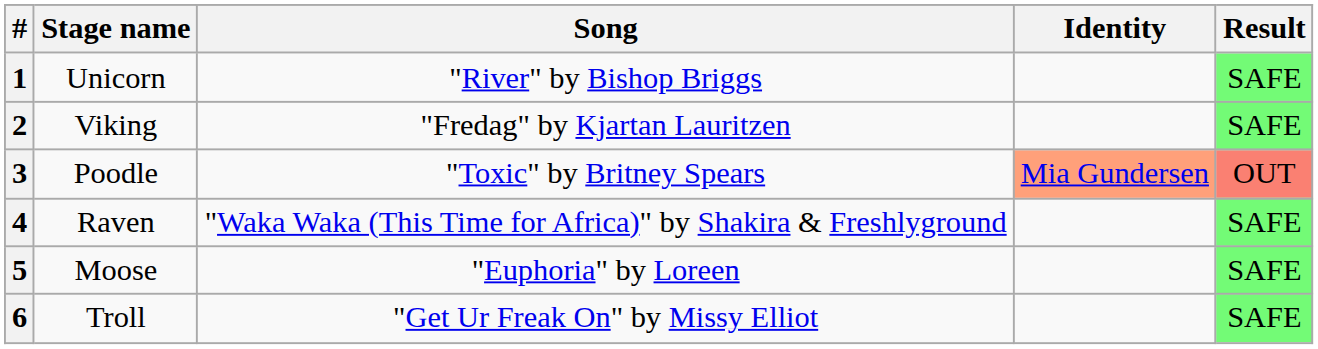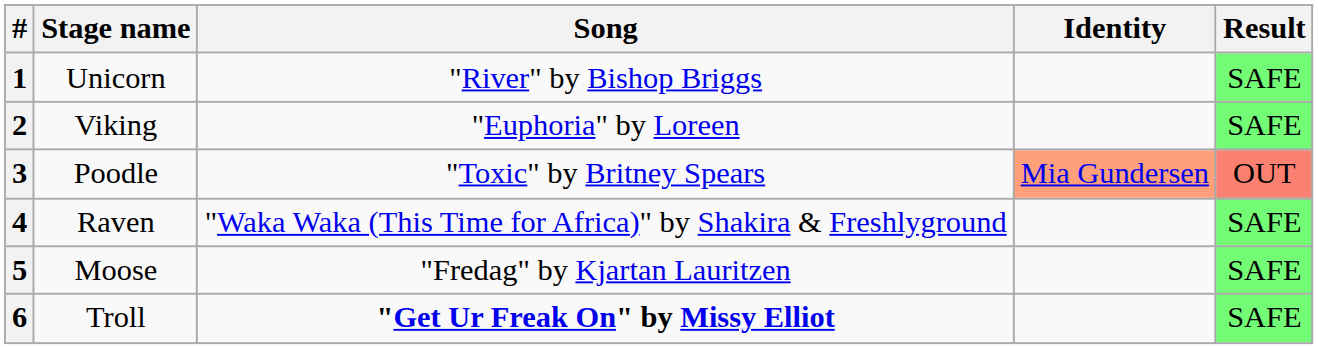(606, 125) "Fredag" by Kjartan Lauritzen -> (606, 125) "Euphoria" by Loreen
(606, 269) "Euphoria" by Loreen -> (606, 269) "Fredag" by Kjartan Lauritzen
(606, 317) normal -> (606, 317) bold
